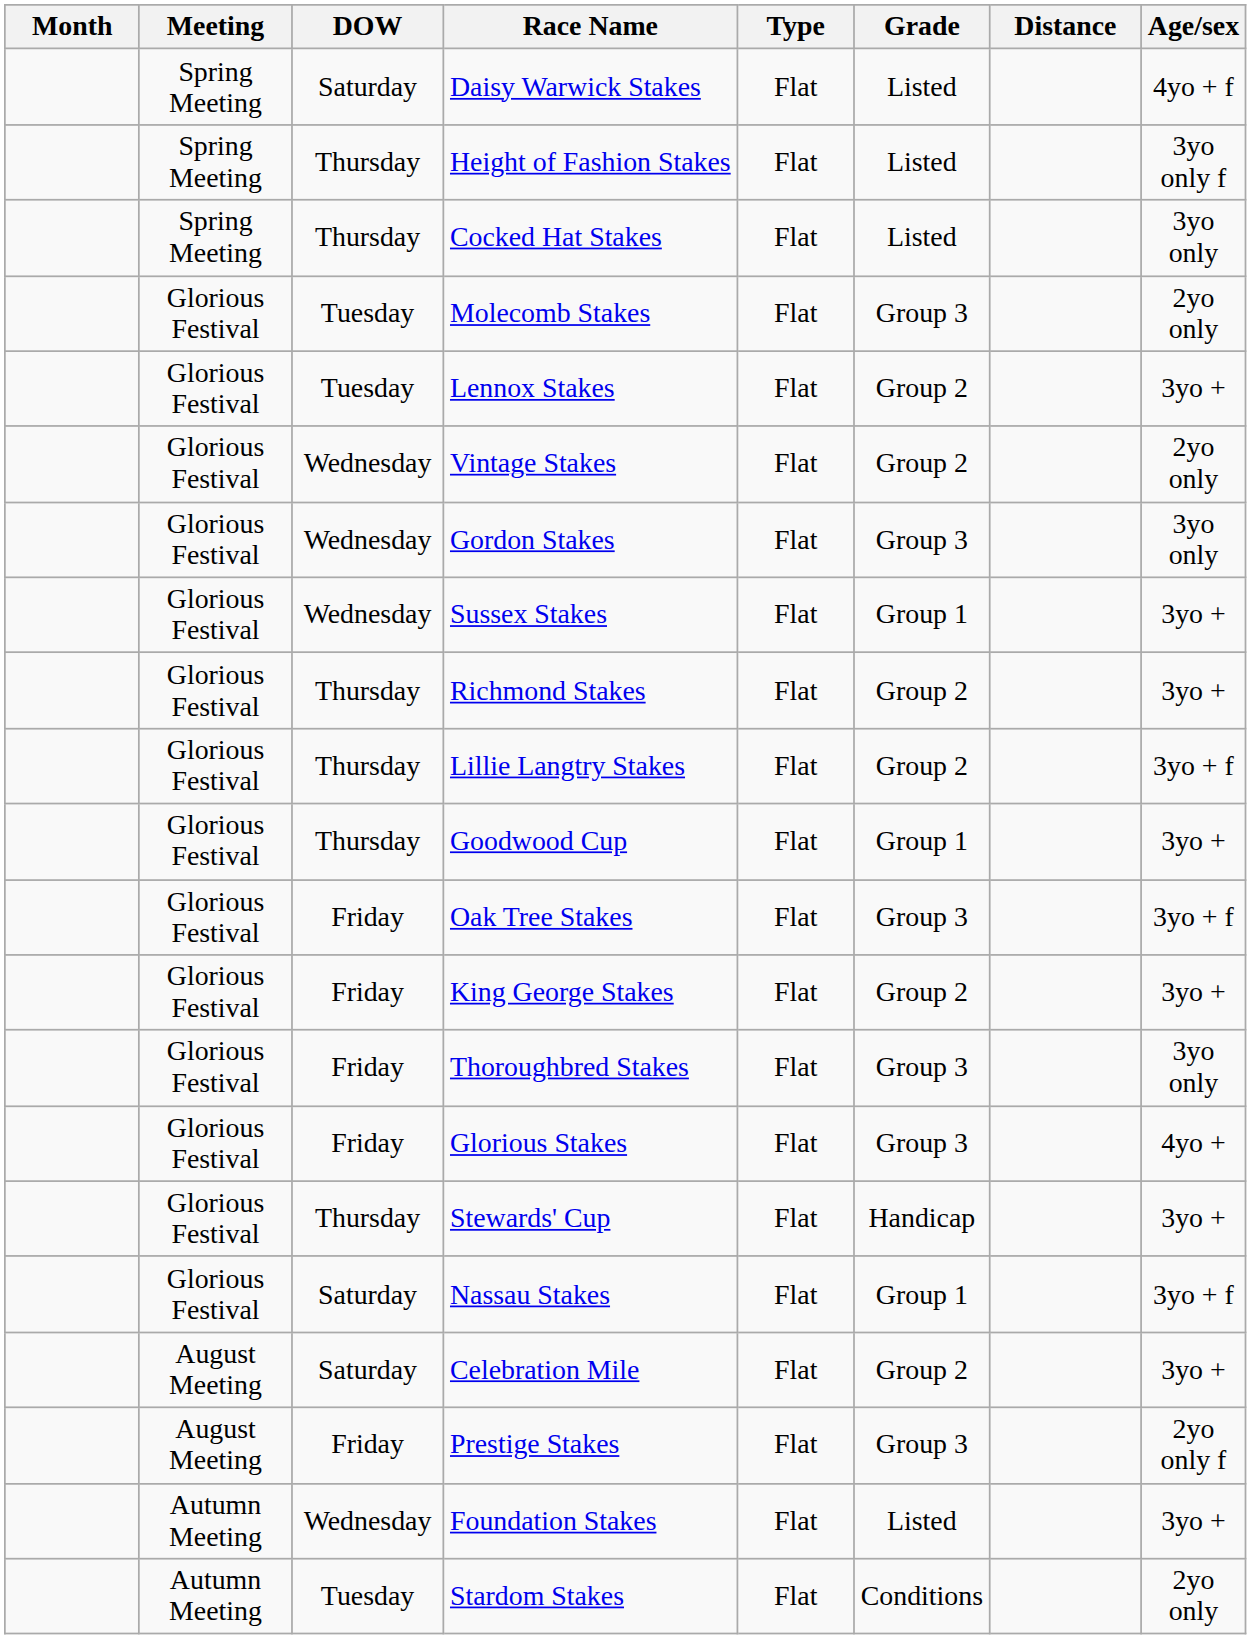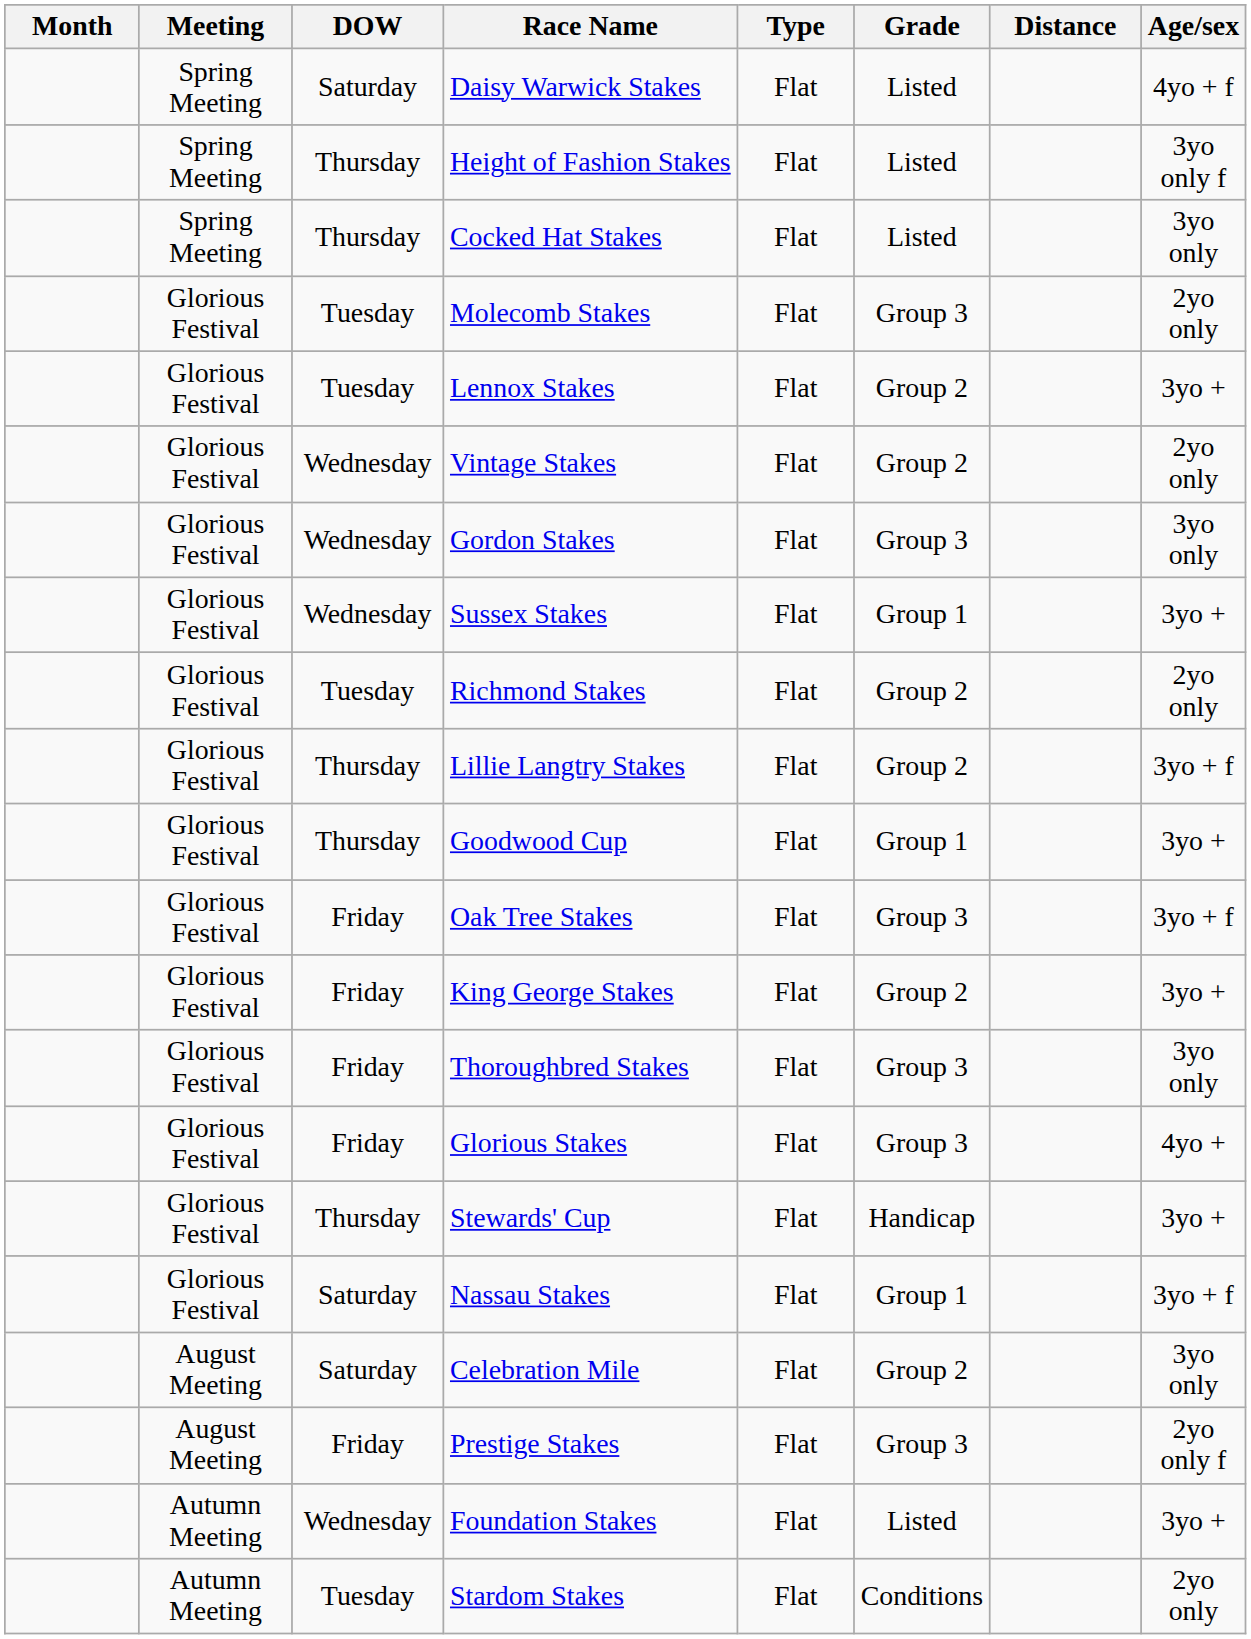(368, 690) Thursday -> (368, 690) Tuesday
(1193, 690) 3yo + -> (1193, 690) 2yo only
(1193, 1369) 3yo + -> (1193, 1369) 3yo only
